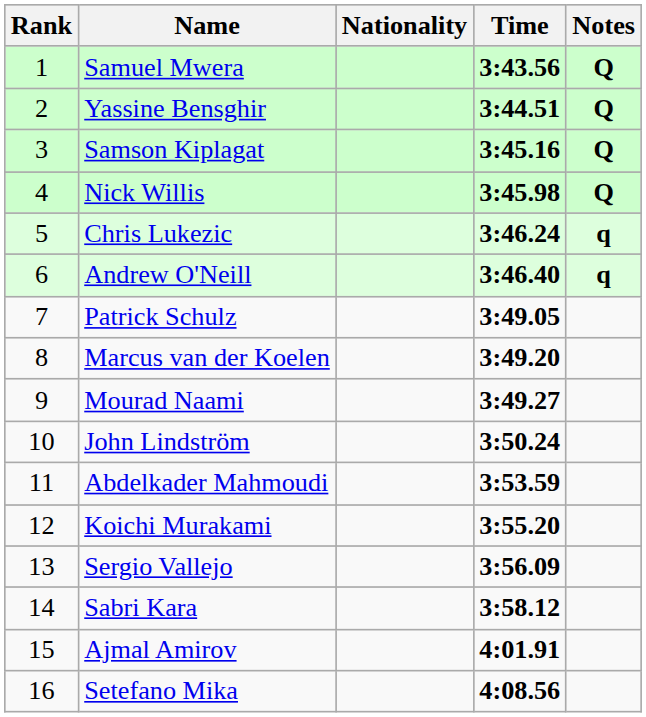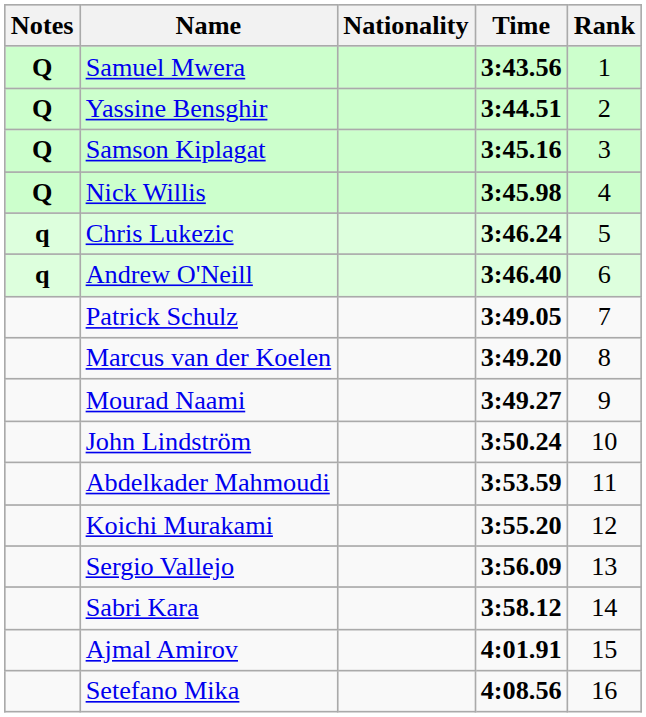columns swapped: (42, 25) <-> (604, 25)
